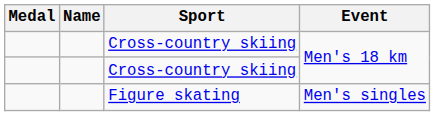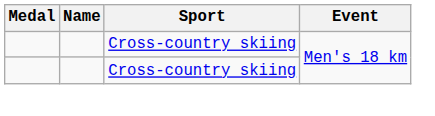- row: (174, 97)
